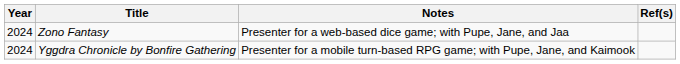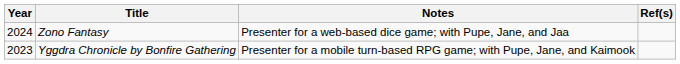(20, 50) 2024 -> (20, 50) 2023
